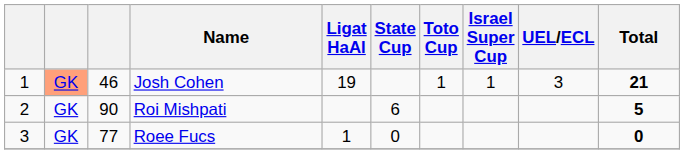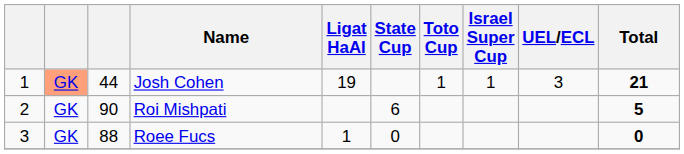(109, 83) 46 -> (109, 83) 44
(109, 136) 77 -> (109, 136) 88
